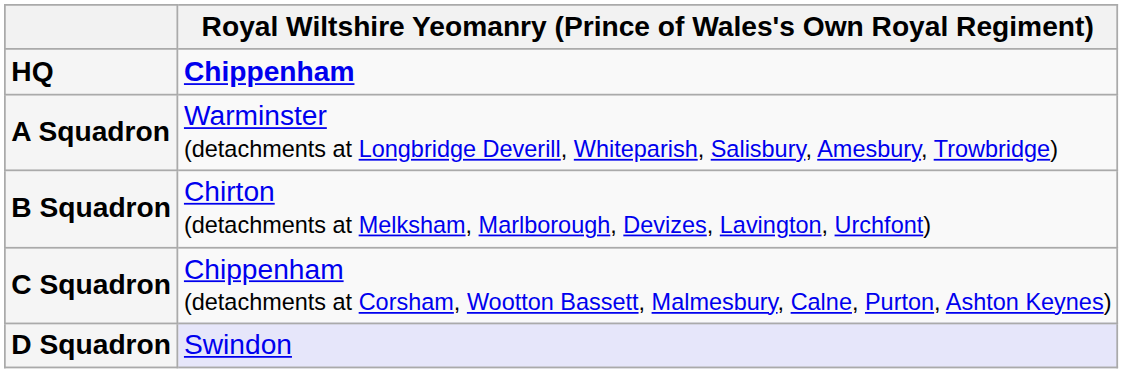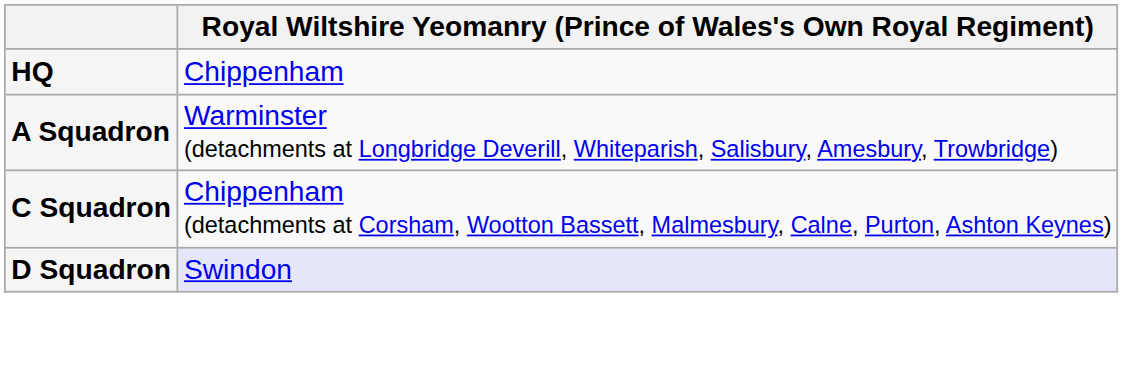(269, 71) bold -> (264, 71) normal
- row: (91, 208)
